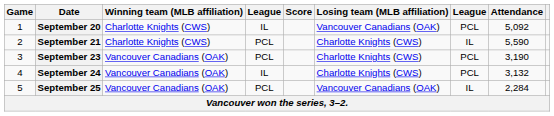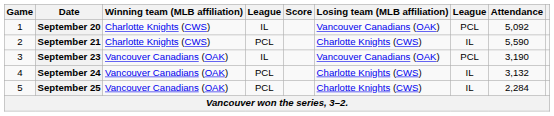(264, 57) PCL -> (264, 57) IL
(369, 57) Charlotte Knights (CWS) -> (378, 57) Vancouver Canadians (OAK)
(264, 73) IL -> (264, 73) PCL
(470, 73) PCL -> (470, 73) IL
(378, 88) Vancouver Canadians (OAK) -> (369, 88) Charlotte Knights (CWS)
